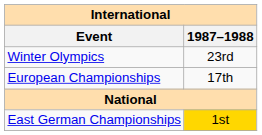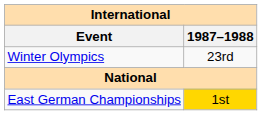- row: (84, 78)
